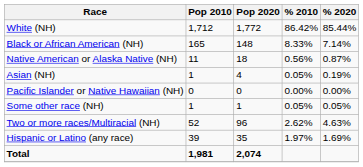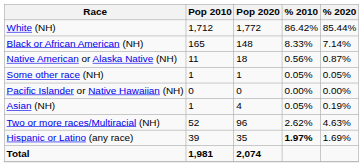rows swapped: (31, 75) <-> (55, 106)
(298, 138) normal -> (298, 138) bold
